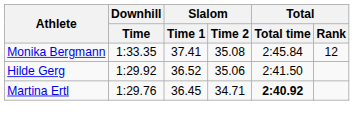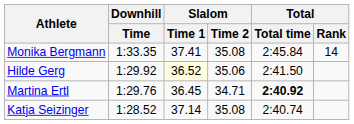(331, 53) 12 -> (331, 53) 14
(186, 72) no background -> (186, 72) lightyellow background
+ row: (48, 110)
